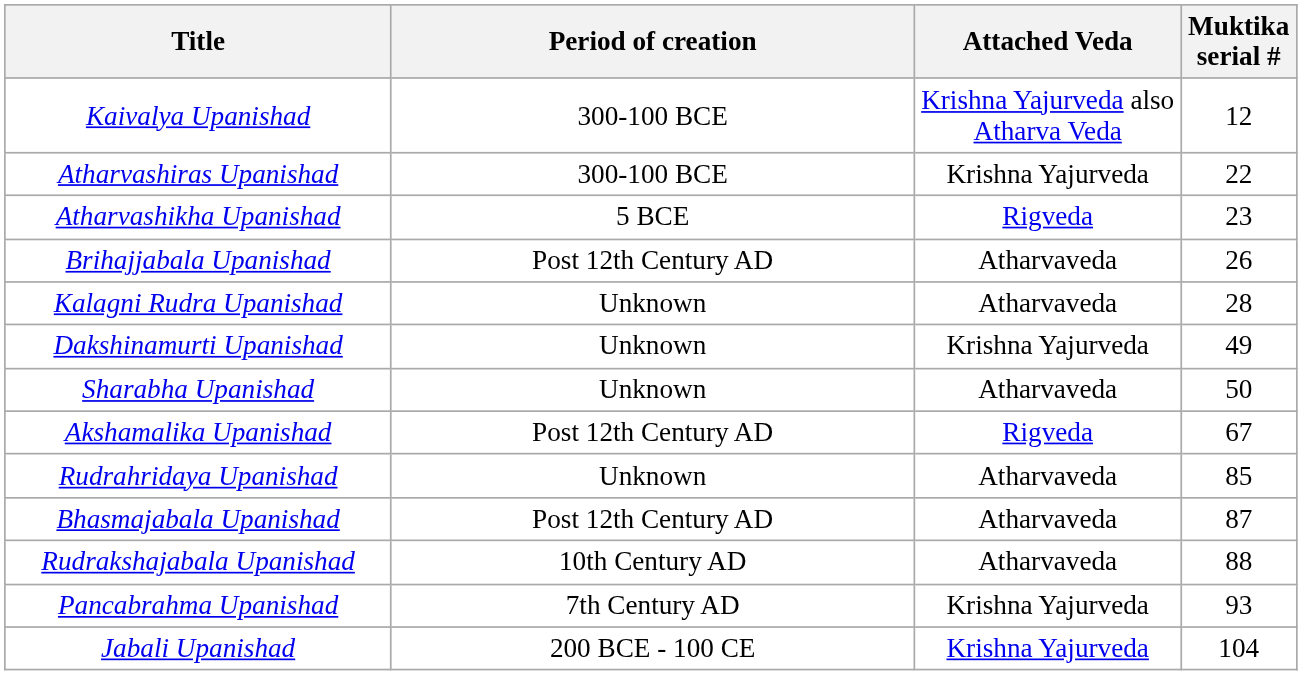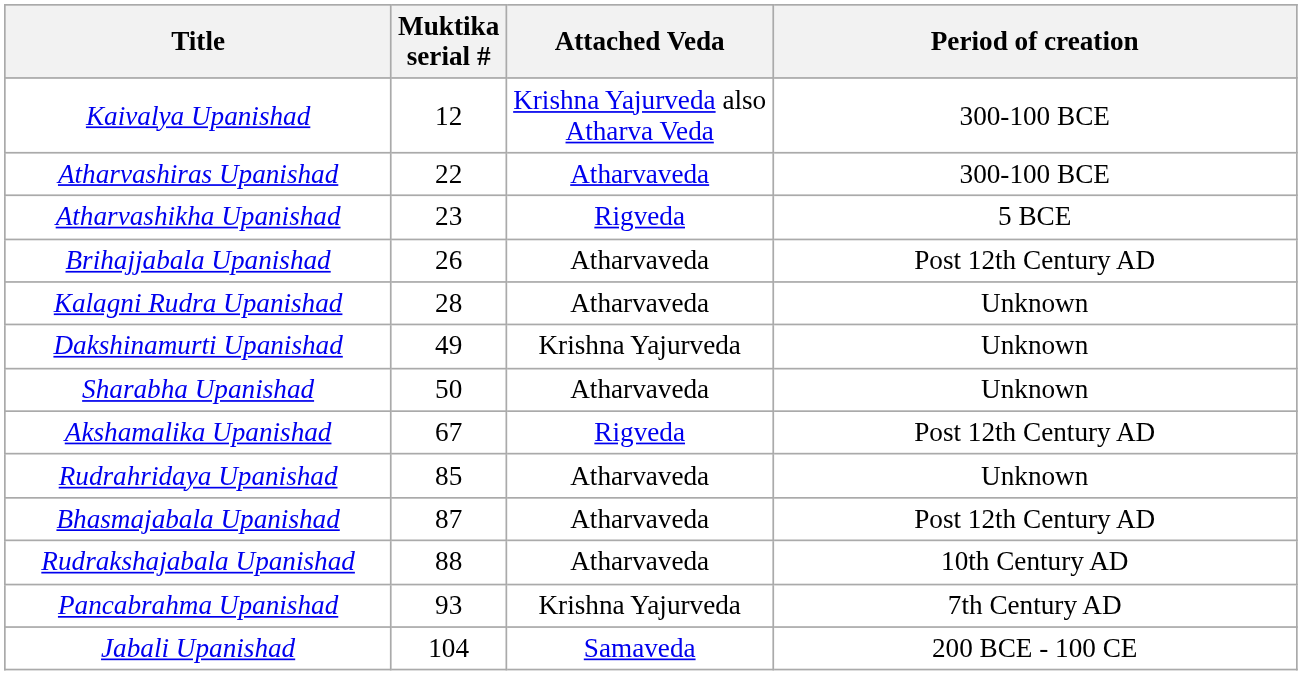columns swapped: (1239, 41) <-> (653, 41)
(1048, 173) Krishna Yajurveda -> (640, 173) Atharvaveda
(1048, 648) Krishna Yajurveda -> (640, 648) Samaveda
